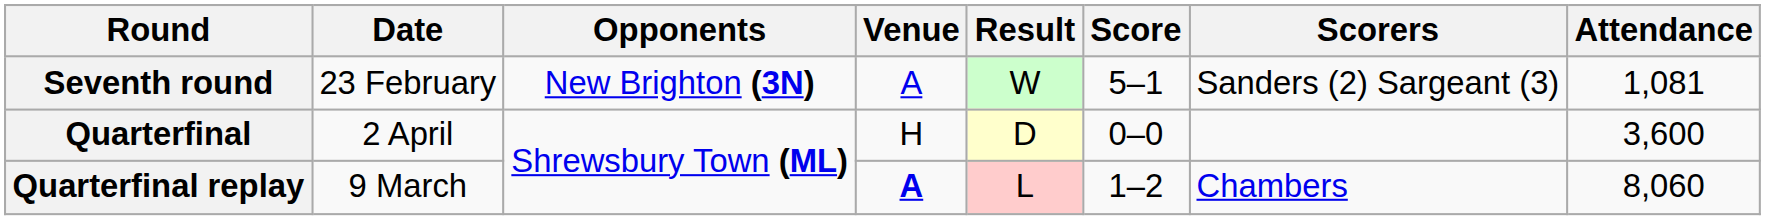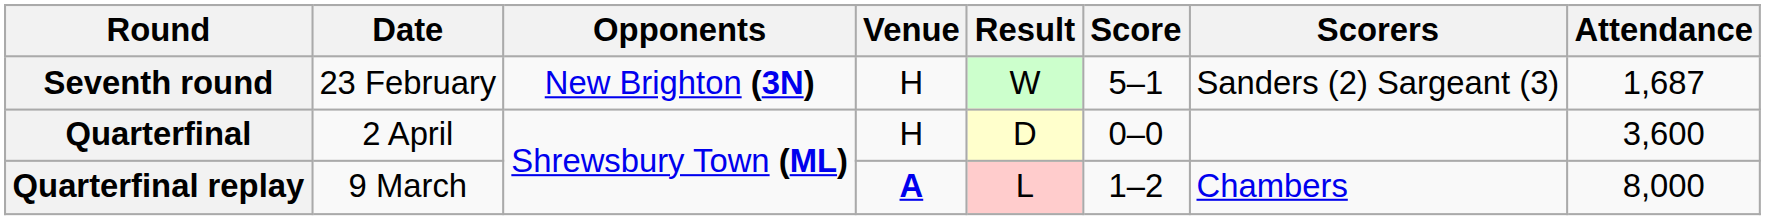(911, 82) A -> (911, 82) H
(1664, 82) 1,081 -> (1664, 82) 1,687
(1664, 186) 8,060 -> (1664, 186) 8,000
